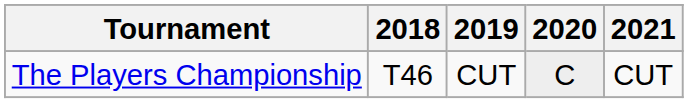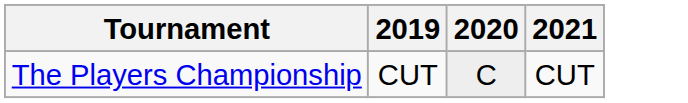- column: (408, 28)
